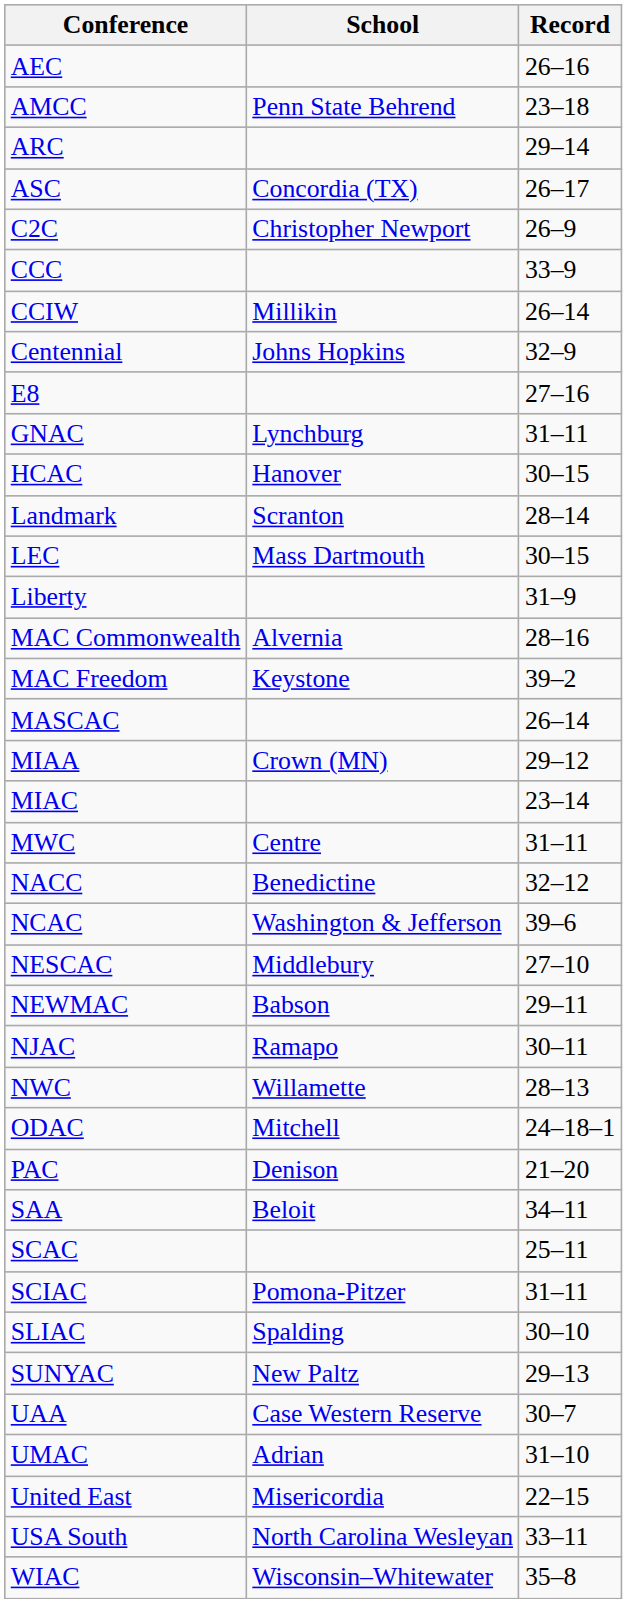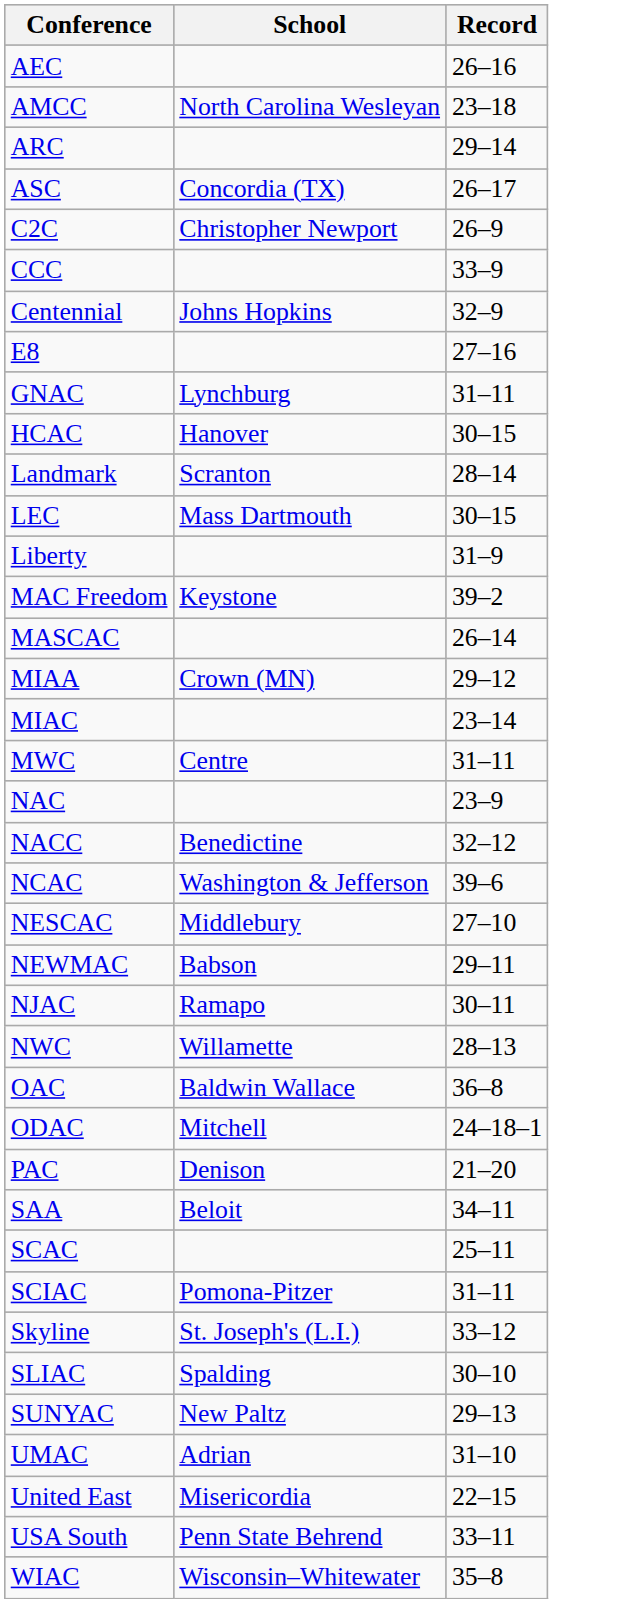(354, 106) Penn State Behrend -> (310, 106) North Carolina Wesleyan
- row: (44, 310)
- row: (126, 637)
+ row: (38, 801)
+ row: (38, 1087)
+ row: (50, 1332)
- row: (39, 1413)
(383, 1536) North Carolina Wesleyan -> (281, 1536) Penn State Behrend
